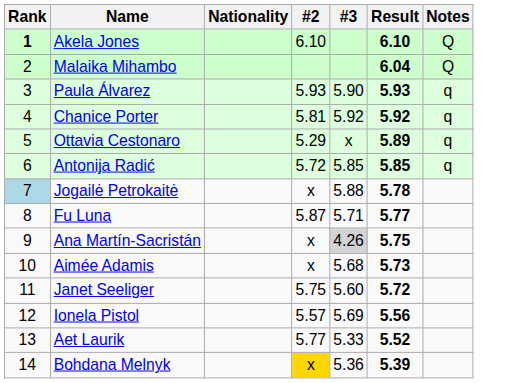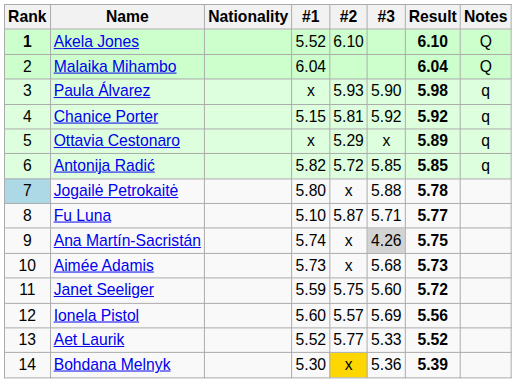+ column: (311, 16)
(395, 91) 5.93 -> (433, 91) 5.98
